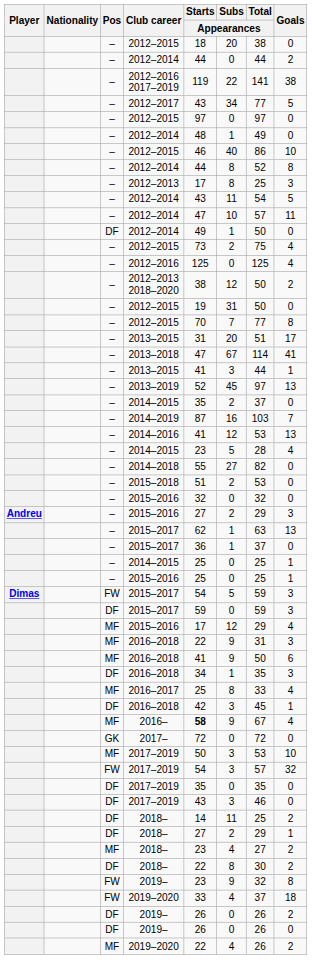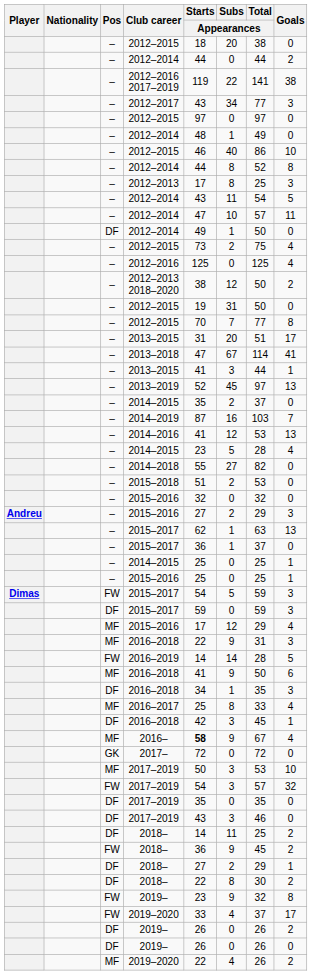(290, 103) 5 -> (290, 103) 3
+ row: (112, 658)
+ row: (112, 850)
- row: (112, 850)
(290, 898) 18 -> (290, 914) 17
